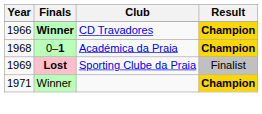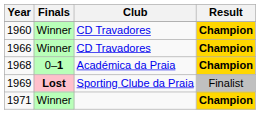+ row: (19, 30)
(55, 30) bold -> (54, 48) normal
